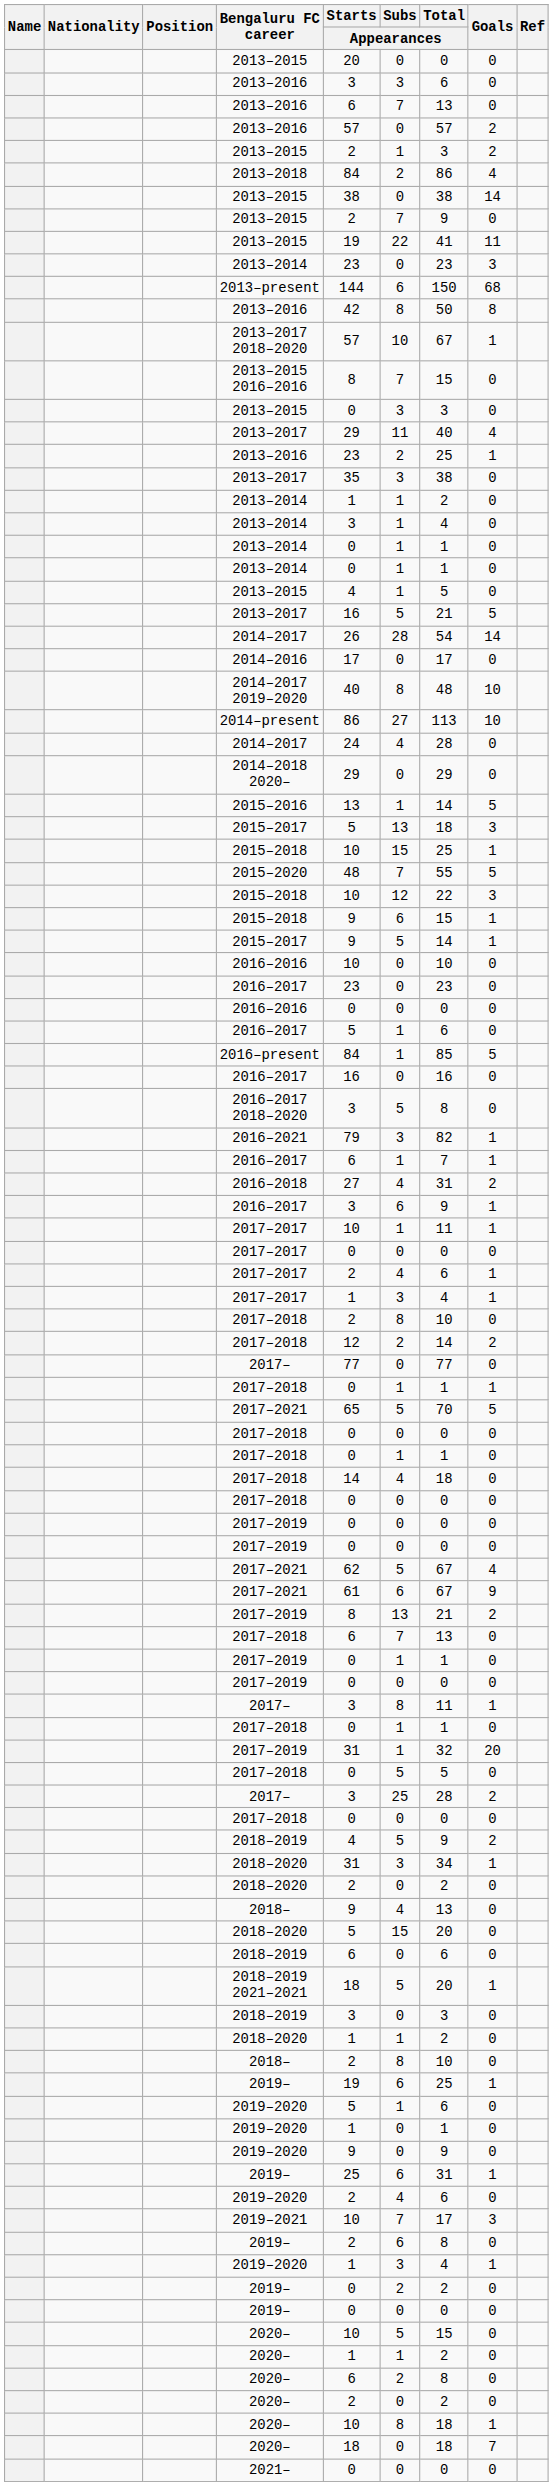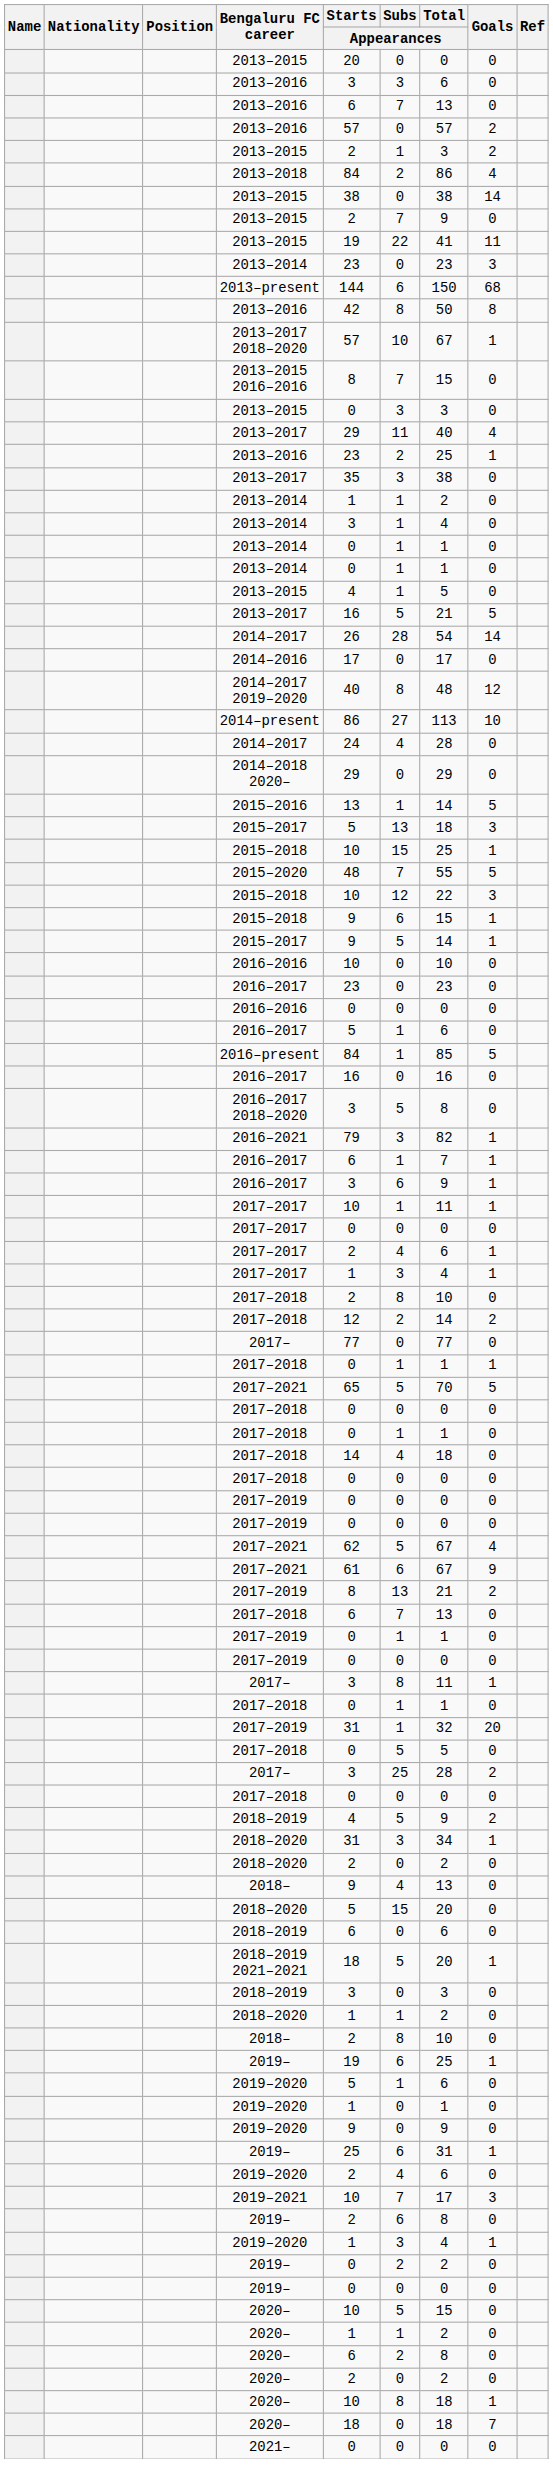(493, 691) 10 -> (493, 691) 12
- row: (25, 1184)
